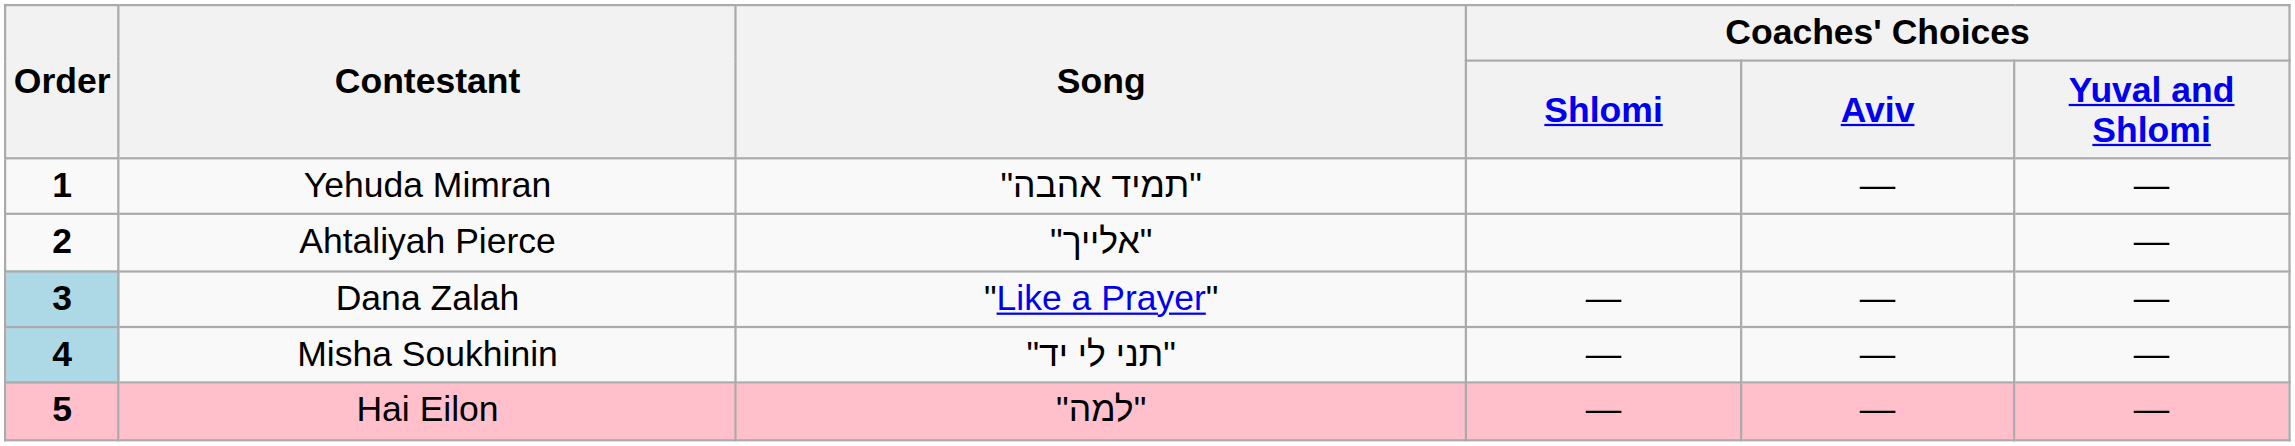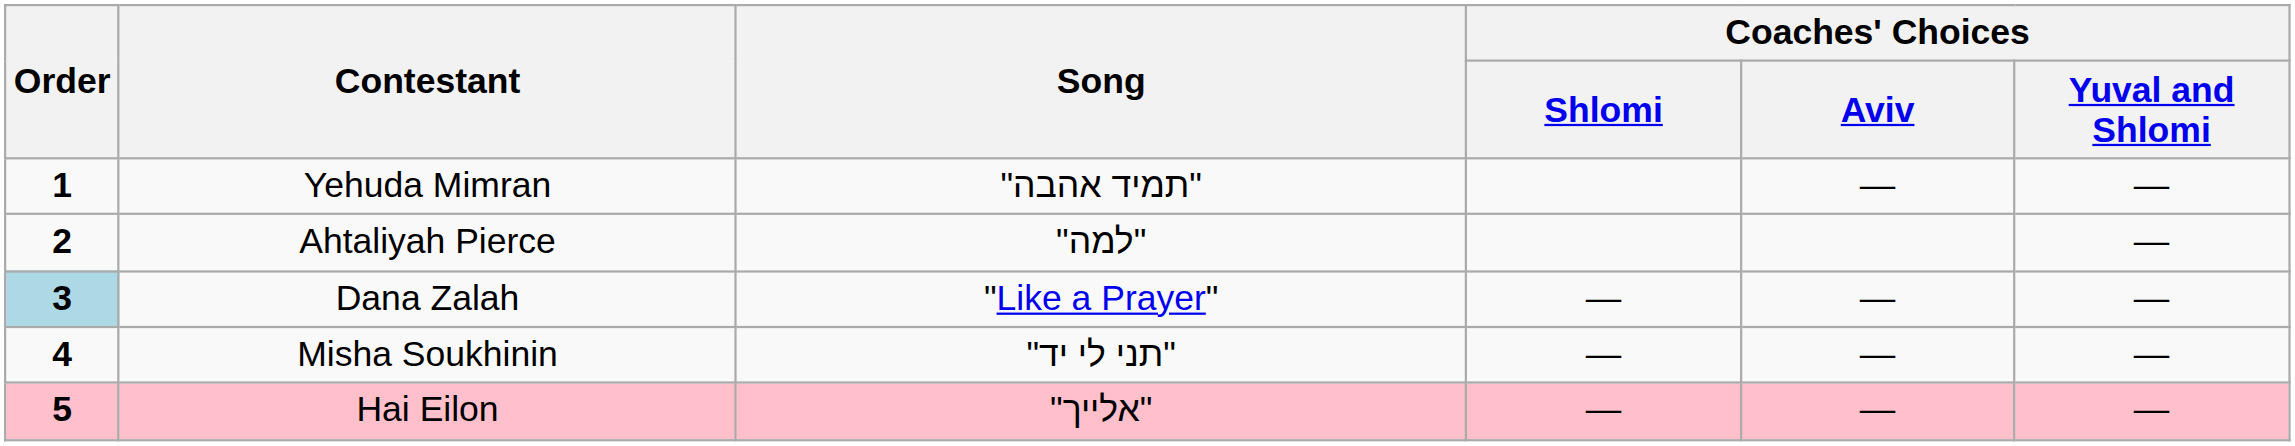(1101, 241) "אלייך" -> (1101, 241) "למה"
(62, 354) lightblue background -> (62, 354) no background
(1101, 410) "למה" -> (1101, 410) "אלייך"
